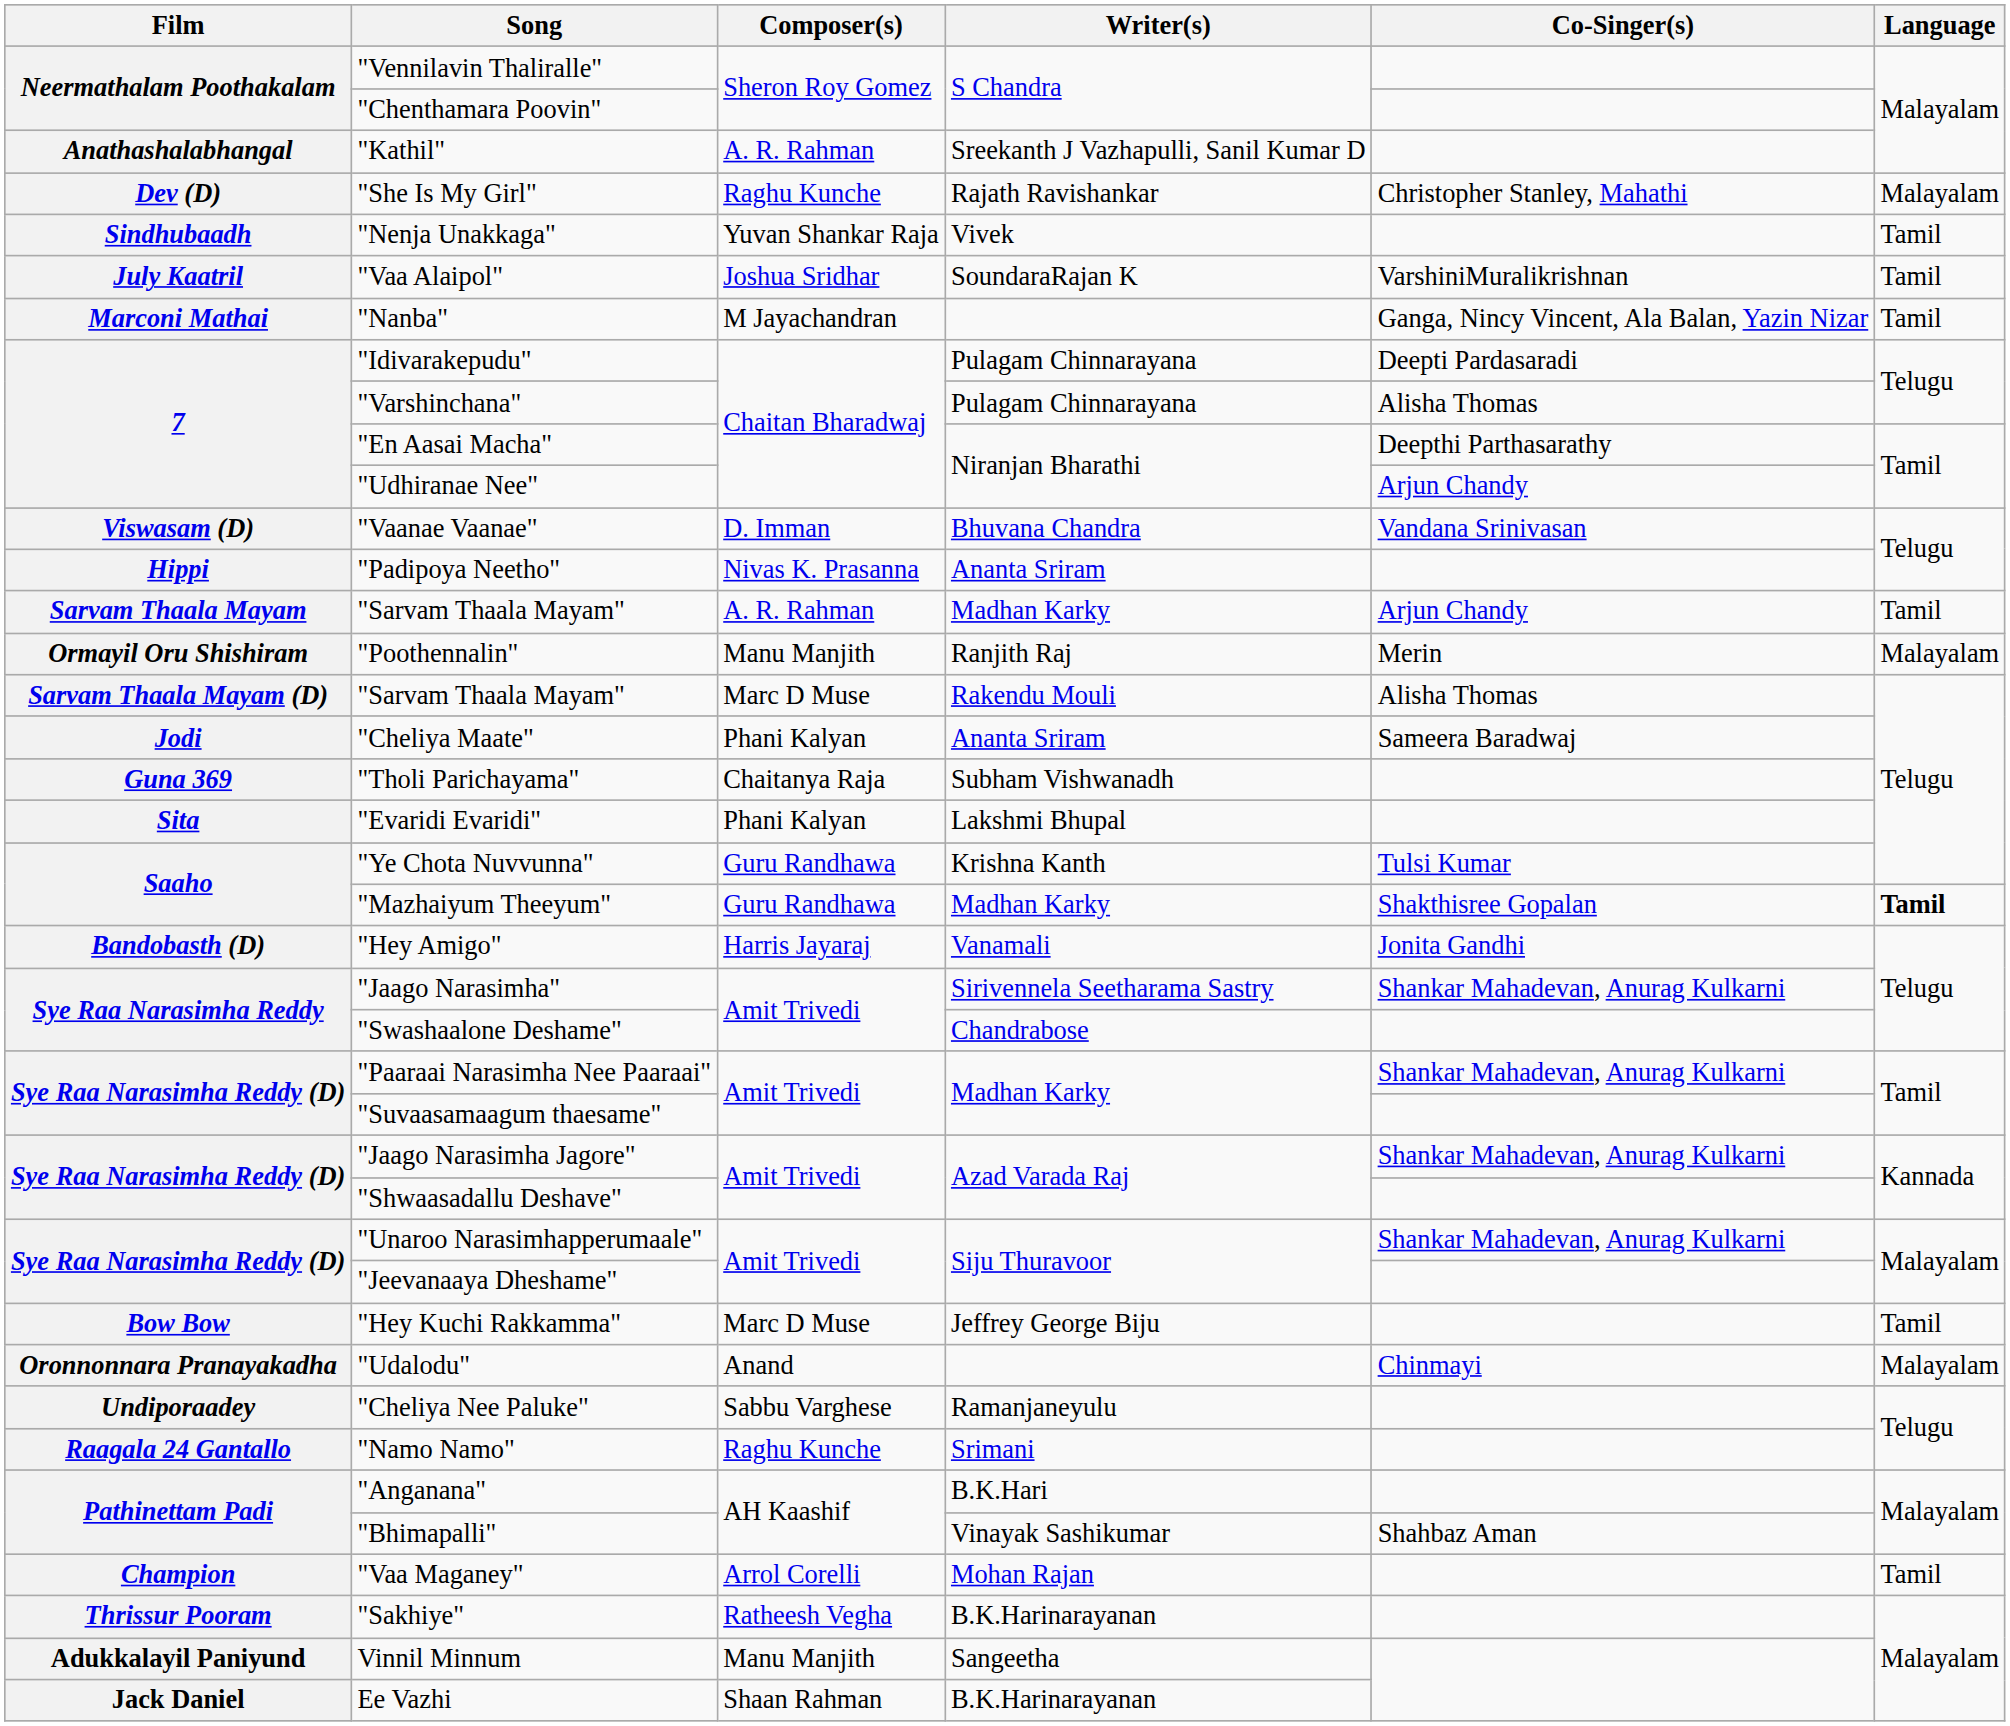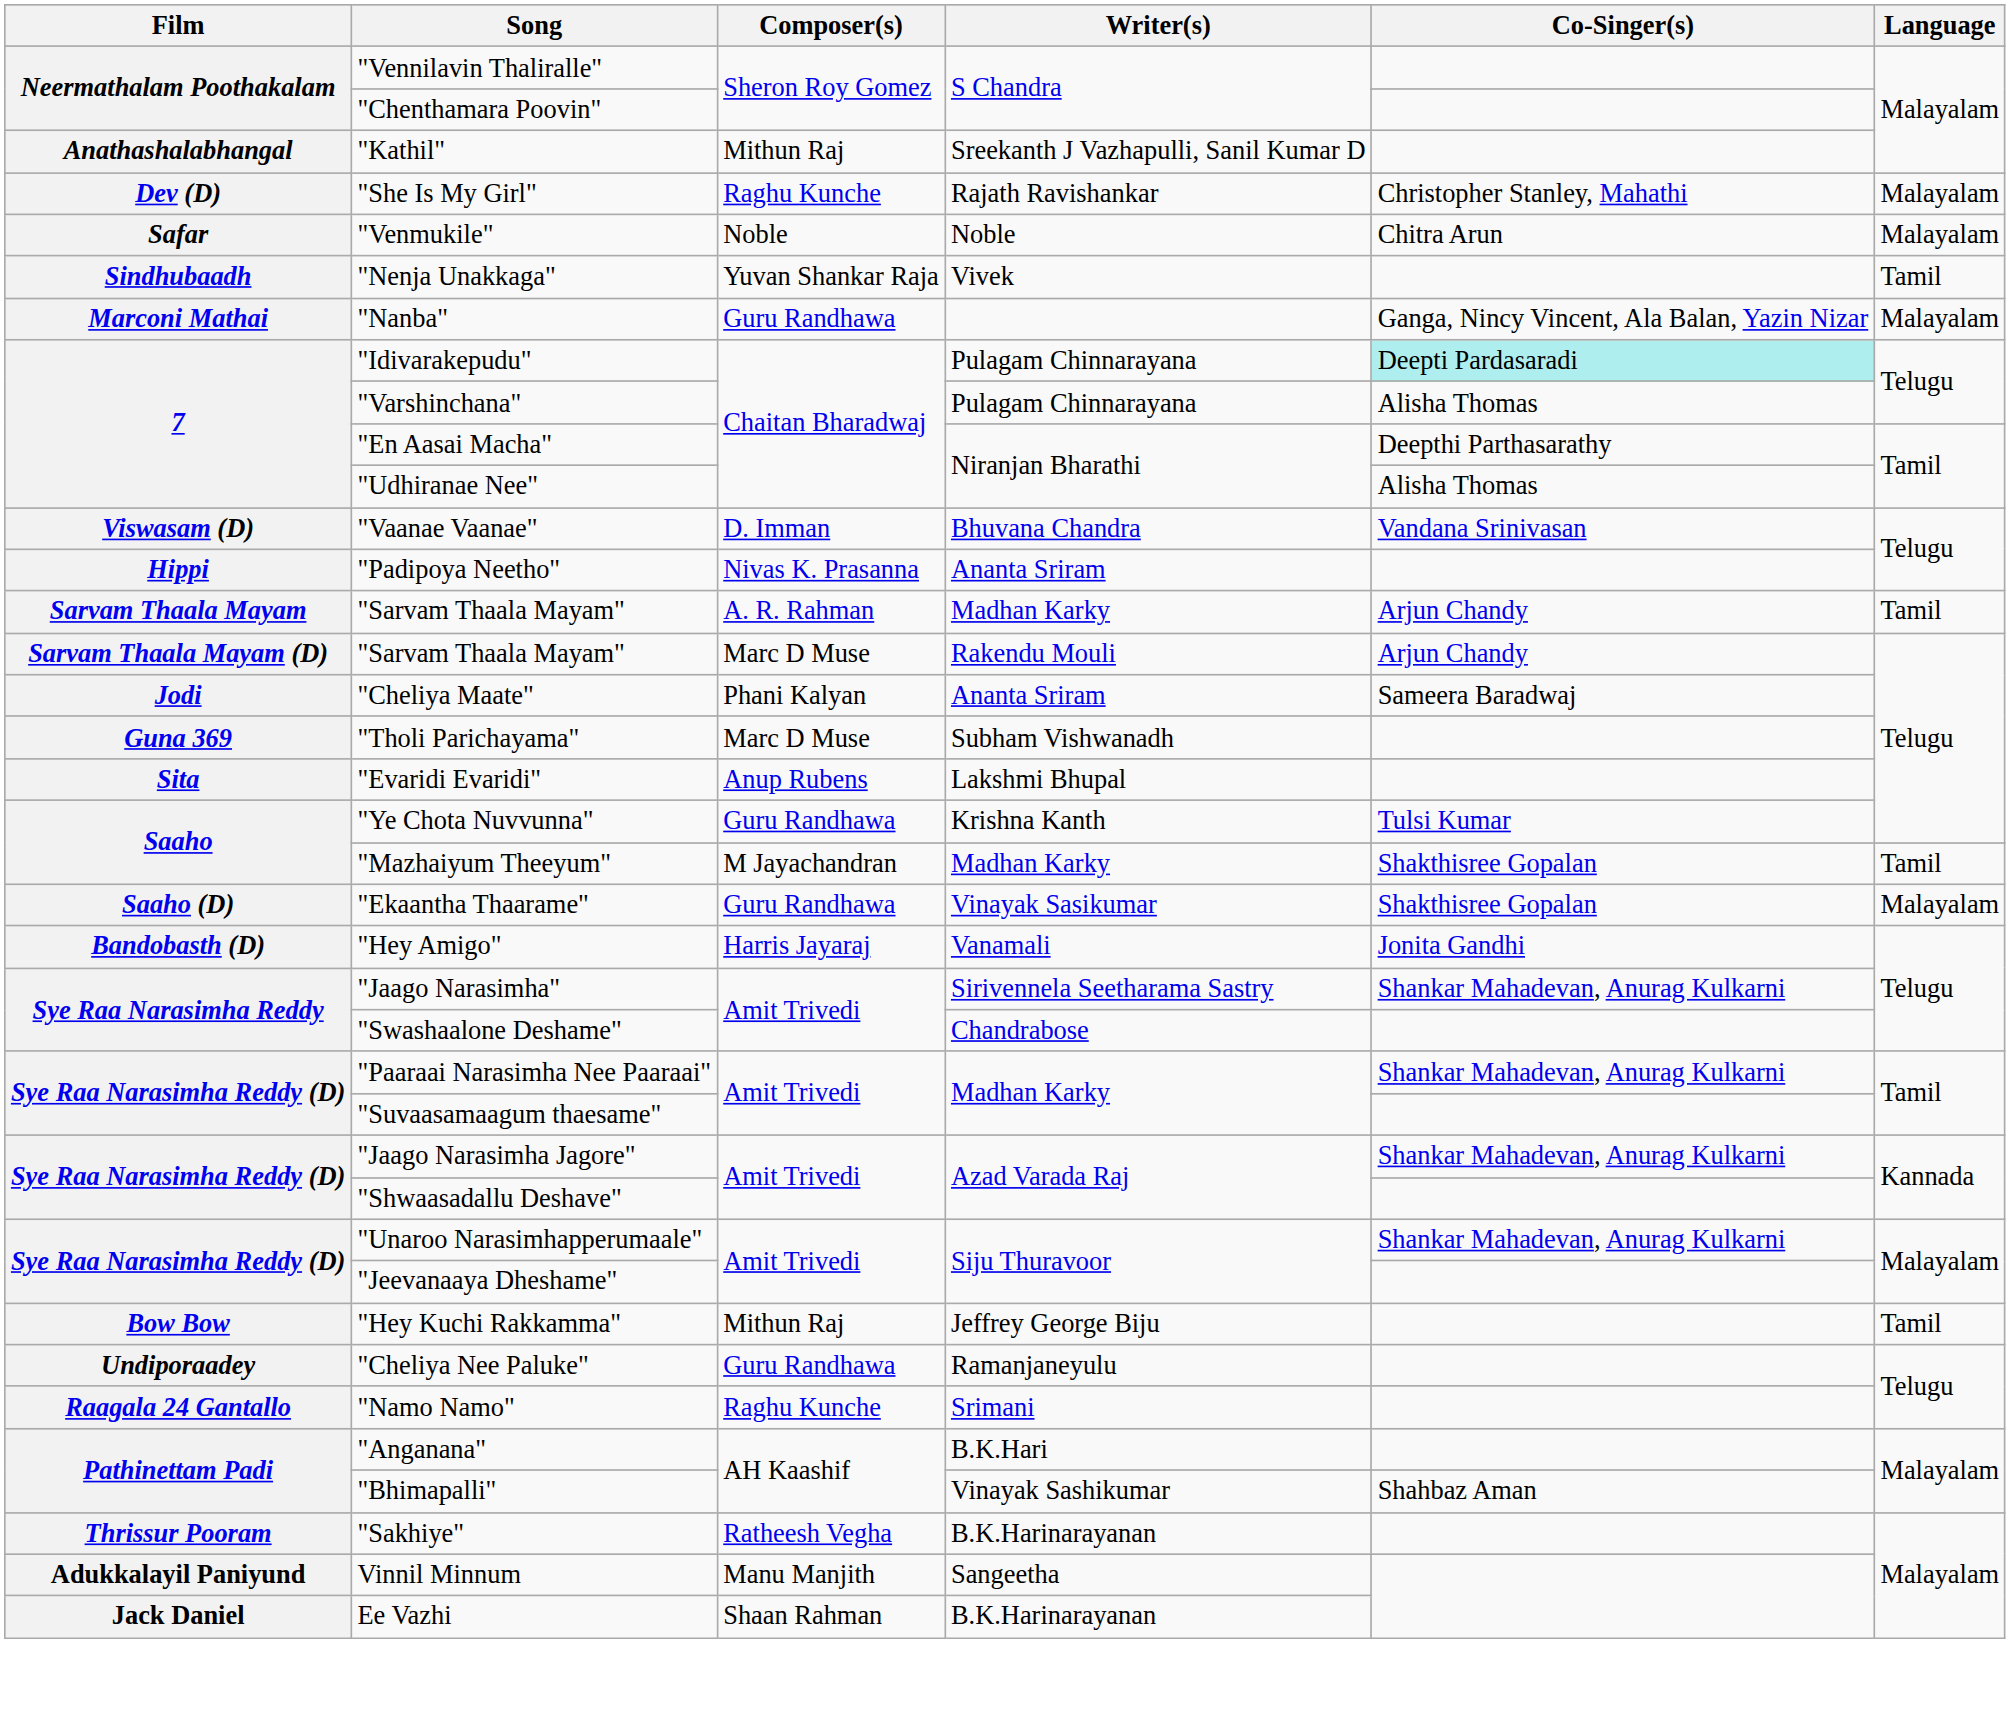(799, 151) A. R. Rahman -> (784, 151) Mithun Raj
+ row: (425, 234)
- row: (430, 276)
(810, 318) M Jayachandran -> (809, 318) Guru Randhawa
(1911, 318) Tamil -> (1940, 318) Malayalam
(1478, 360) no background -> (1478, 360) paleturquoise background
(1453, 485) Arjun Chandy -> (1458, 485) Alisha Thomas
- row: (438, 653)
(1458, 695) Alisha Thomas -> (1453, 653) Arjun Chandy
(804, 779) Chaitanya Raja -> (797, 737) Marc D Muse
(795, 820) Phani Kalyan -> (795, 779) Anup Rubens
(809, 904) Guru Randhawa -> (810, 862) M Jayachandran
(1913, 904) bold -> (1911, 862) normal
+ row: (473, 904)
(797, 1323) Marc D Muse -> (784, 1323) Mithun Raj
- row: (414, 1365)
(807, 1407) Sabbu Varghese -> (809, 1365) Guru Randhawa
- row: (440, 1574)
